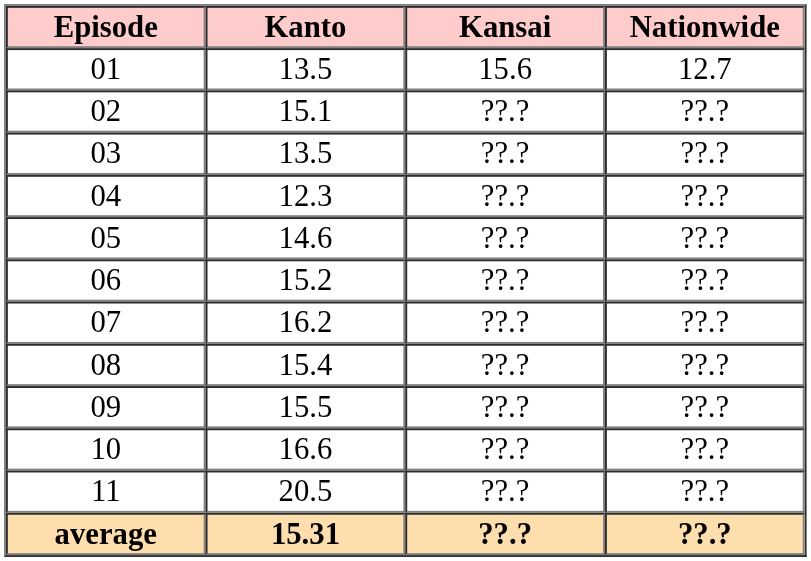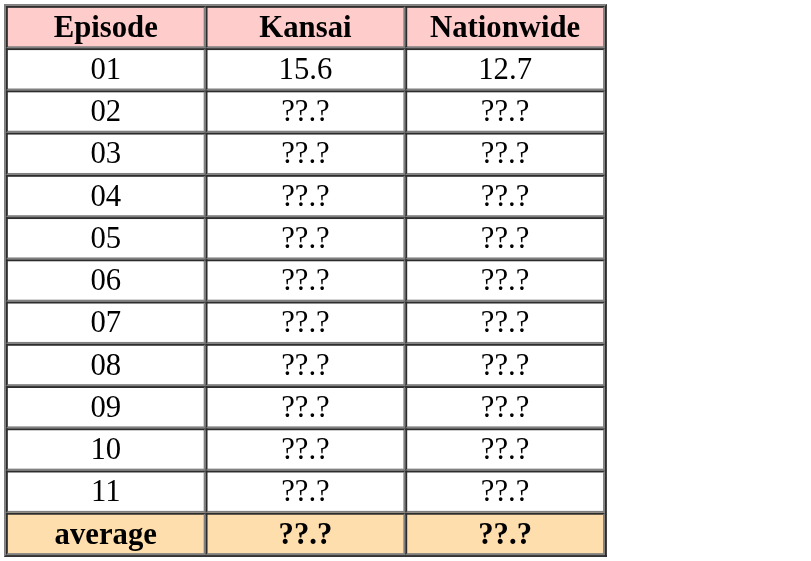- column: (305, 26)
